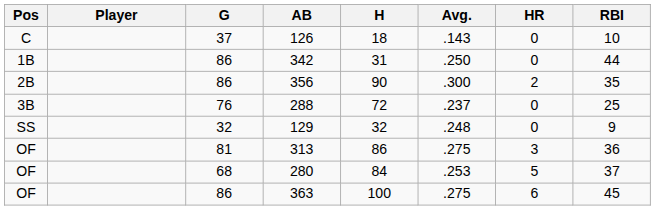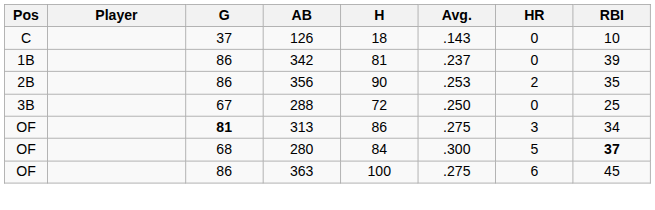(379, 60) 31 -> (379, 60) 81
(457, 60) .250 -> (457, 60) .237
(612, 60) 44 -> (612, 60) 39
(457, 82) .300 -> (457, 82) .253
(224, 104) 76 -> (224, 104) 67
(457, 104) .237 -> (457, 104) .250
- row: (302, 127)
(224, 149) normal -> (224, 127) bold
(612, 149) 36 -> (612, 127) 34
(457, 171) .253 -> (457, 149) .300
(612, 171) normal -> (612, 149) bold
